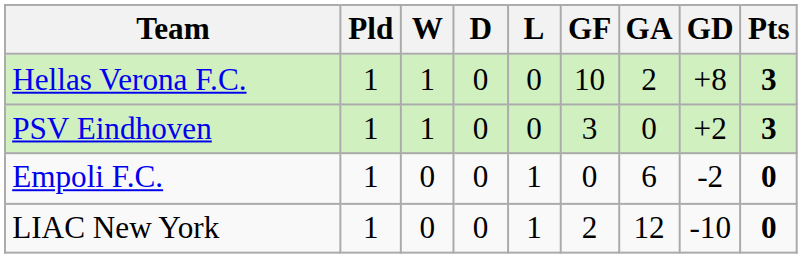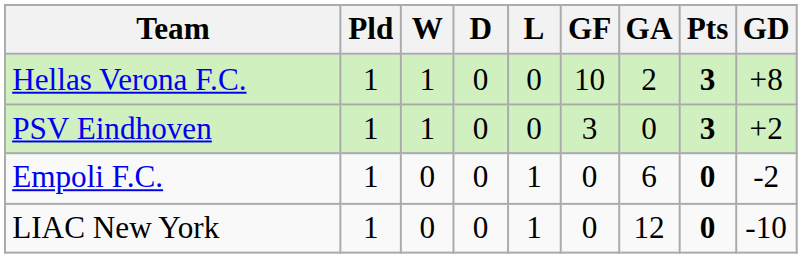columns swapped: (710, 29) <-> (769, 29)
(590, 227) 2 -> (590, 227) 0
